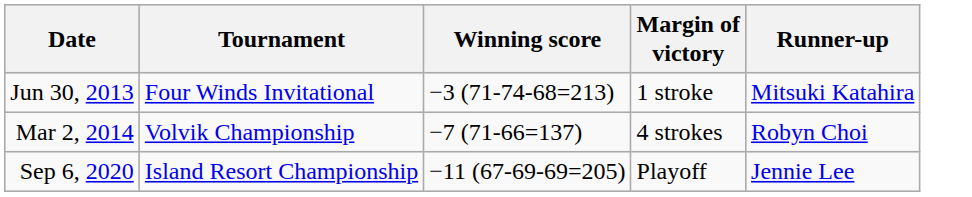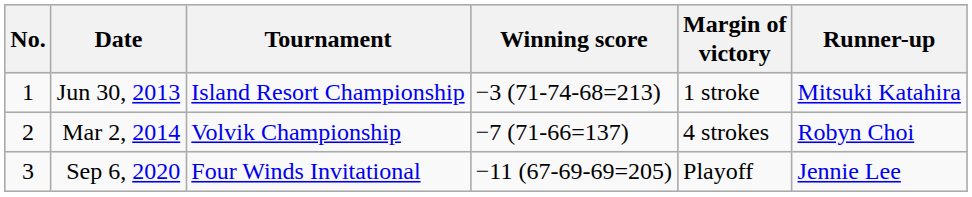+ column: (28, 38)
(259, 92) Four Winds Invitational -> (328, 92) Island Resort Championship
(282, 171) Island Resort Championship -> (306, 171) Four Winds Invitational
